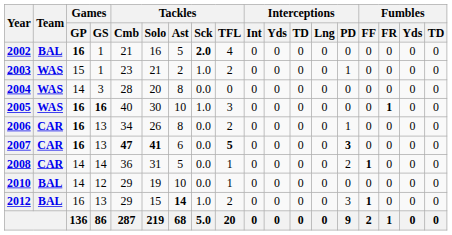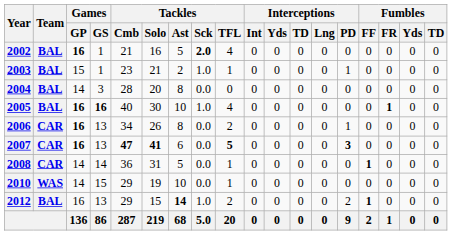(50, 70) WAS -> (50, 70) BAL
(230, 70) 2 -> (230, 70) 1
(50, 88) WAS -> (50, 88) BAL
(50, 107) WAS -> (50, 107) BAL
(230, 107) 3 -> (230, 107) 4
(348, 164) 2 -> (348, 164) 0
(50, 182) BAL -> (50, 182) WAS
(101, 182) 12 -> (101, 182) 15
(348, 201) 3 -> (348, 201) 2
